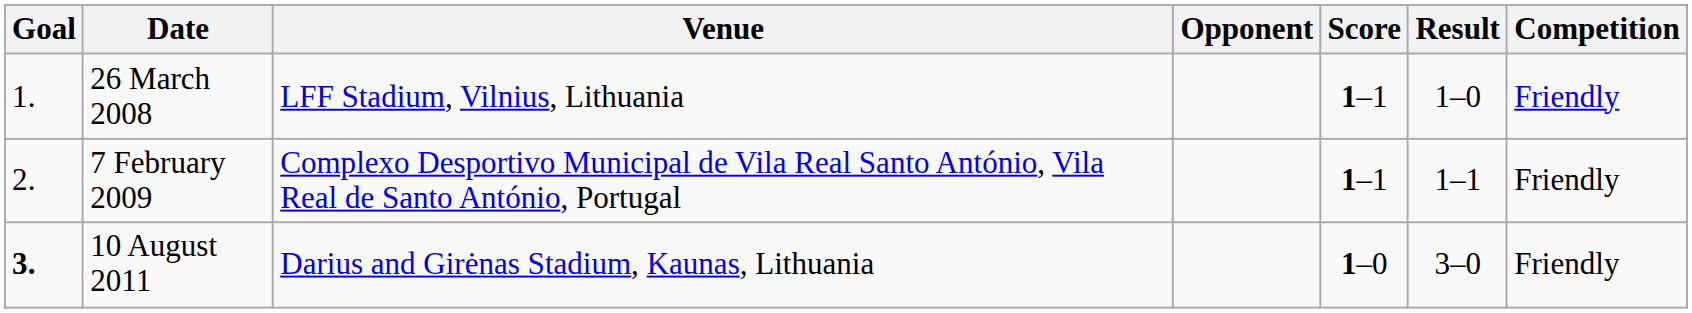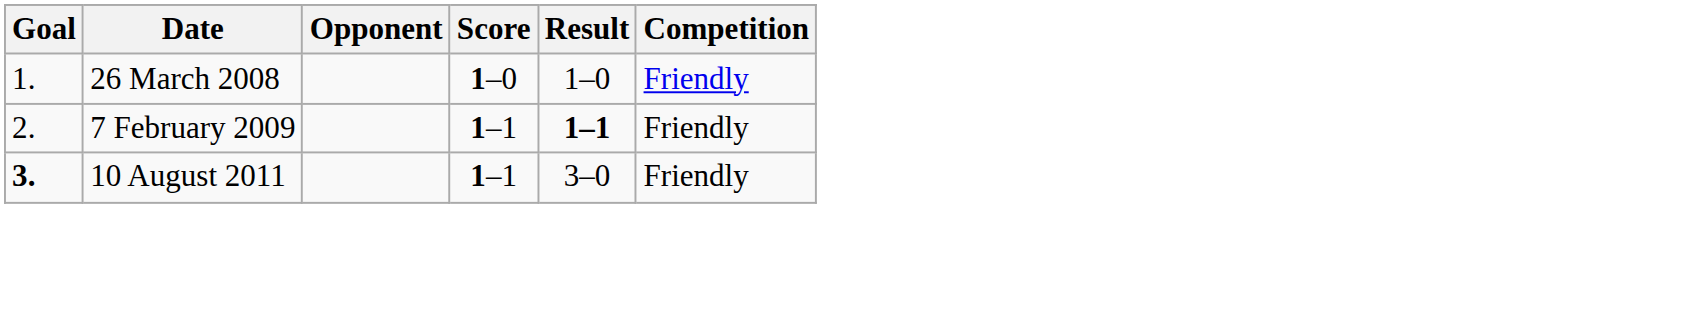- column: (723, 29)
(1364, 95) 1–1 -> (494, 78) 1–0
(1458, 179) normal -> (587, 127) bold
(1364, 264) 1–0 -> (494, 176) 1–1
